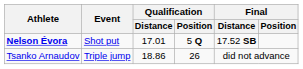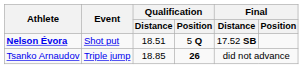(154, 41) 17.01 -> (154, 41) 18.51
(154, 56) 18.86 -> (154, 56) 18.85
(194, 56) normal -> (194, 56) bold
